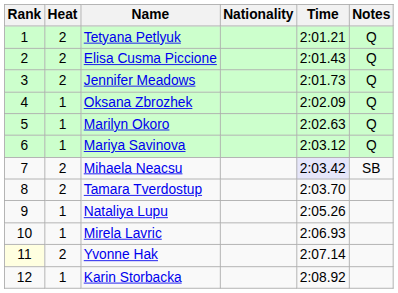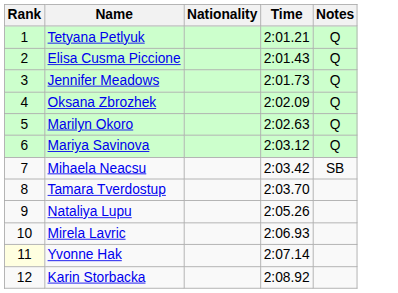- column: (63, 15)
(323, 168) lavender background -> (287, 168) no background
